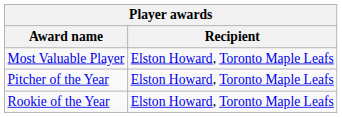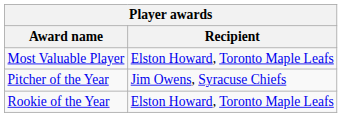(232, 79) Elston Howard, Toronto Maple Leafs -> (208, 79) Jim Owens, Syracuse Chiefs
